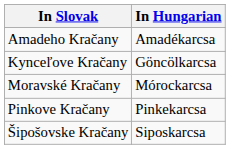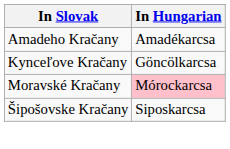(174, 86) no background -> (174, 86) pink background
- row: (59, 109)
